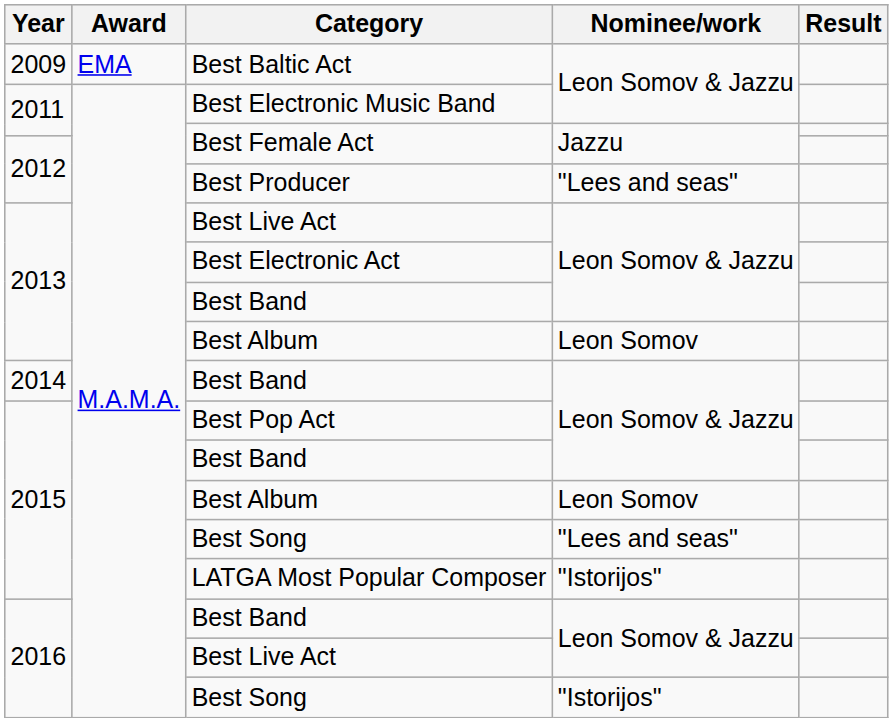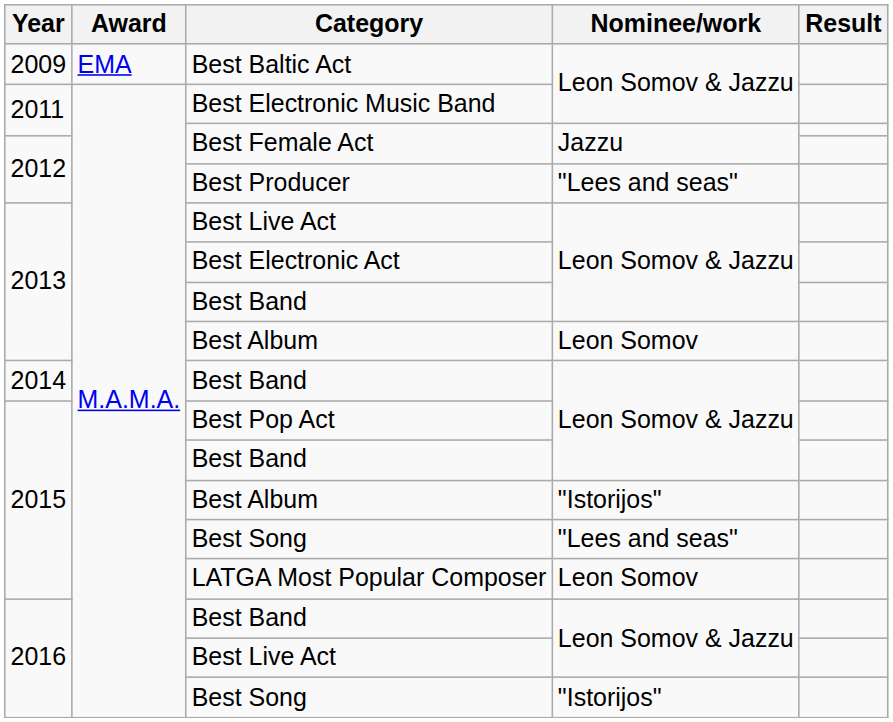(628, 499) Leon Somov -> (610, 499) "Istorijos"
(610, 578) "Istorijos" -> (628, 578) Leon Somov
